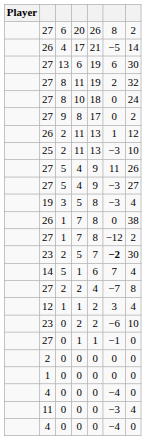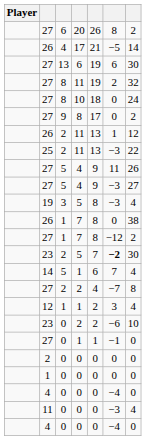(133, 151) 10 -> (133, 151) 22
